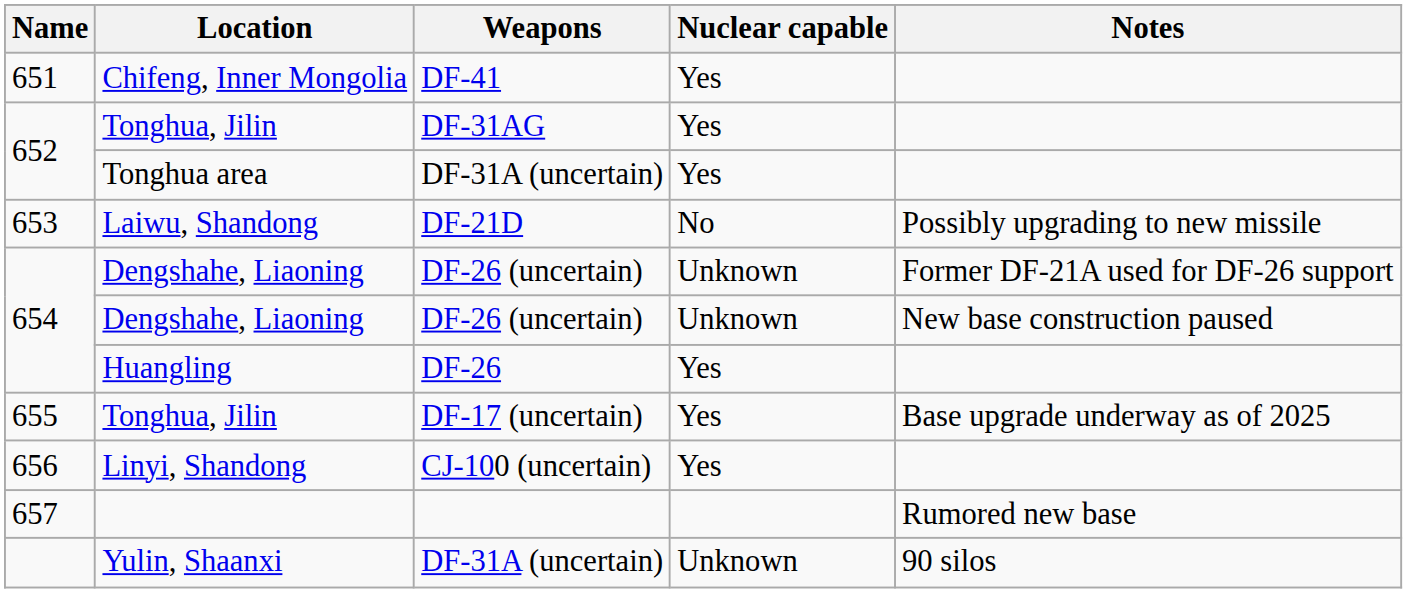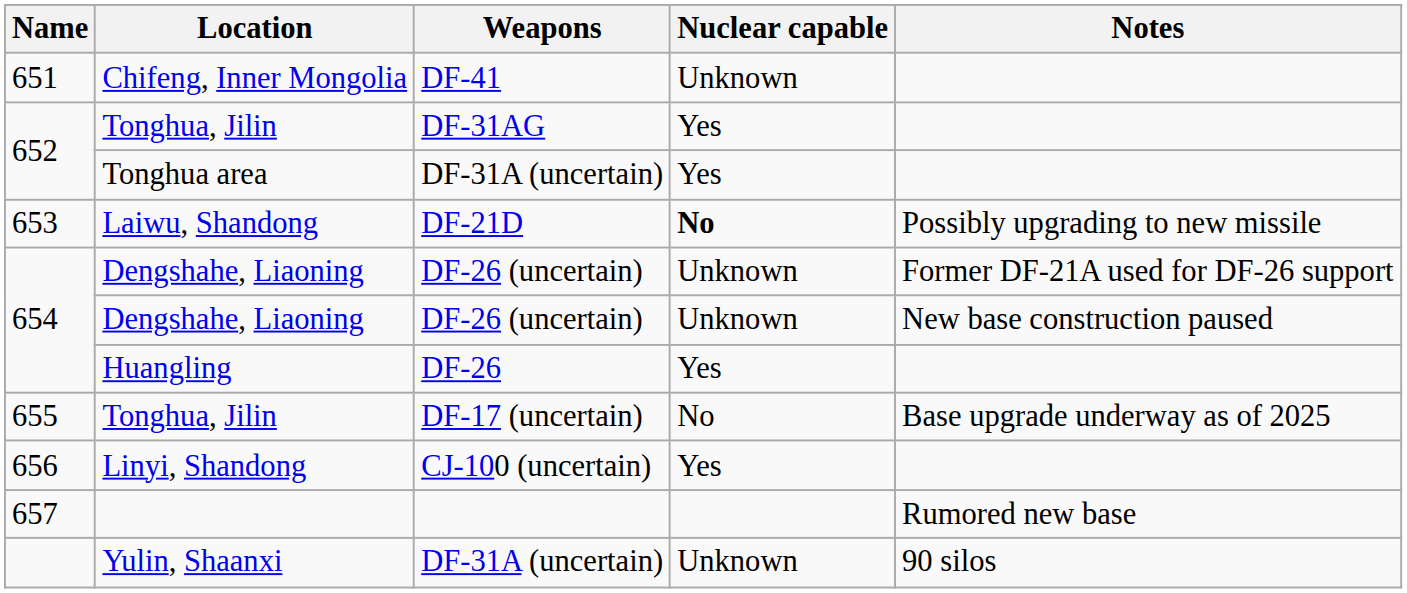(699, 77) Yes -> (737, 77) Unknown
(696, 222) normal -> (696, 222) bold
(699, 416) Yes -> (696, 416) No
